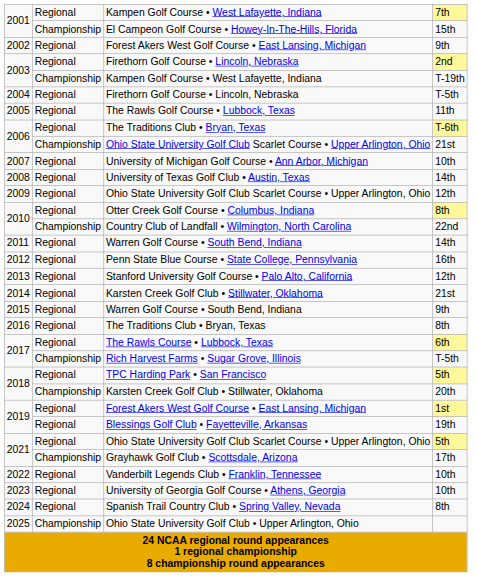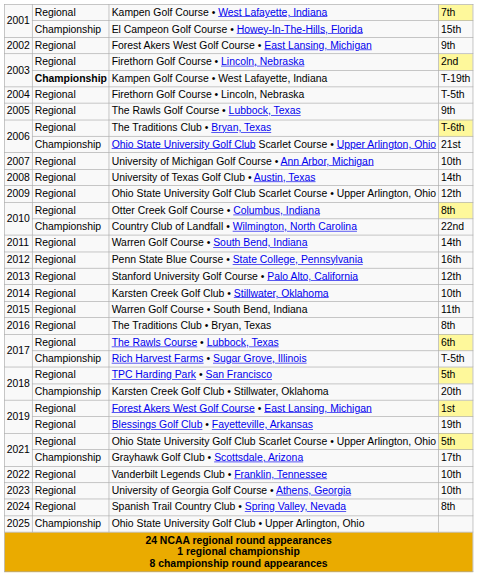(68, 78) normal -> (71, 78) bold
(445, 111) 11th -> (448, 111) 9th
(445, 293) 21st -> (451, 293) 10th
(442, 309) 9th -> (451, 309) 11th
